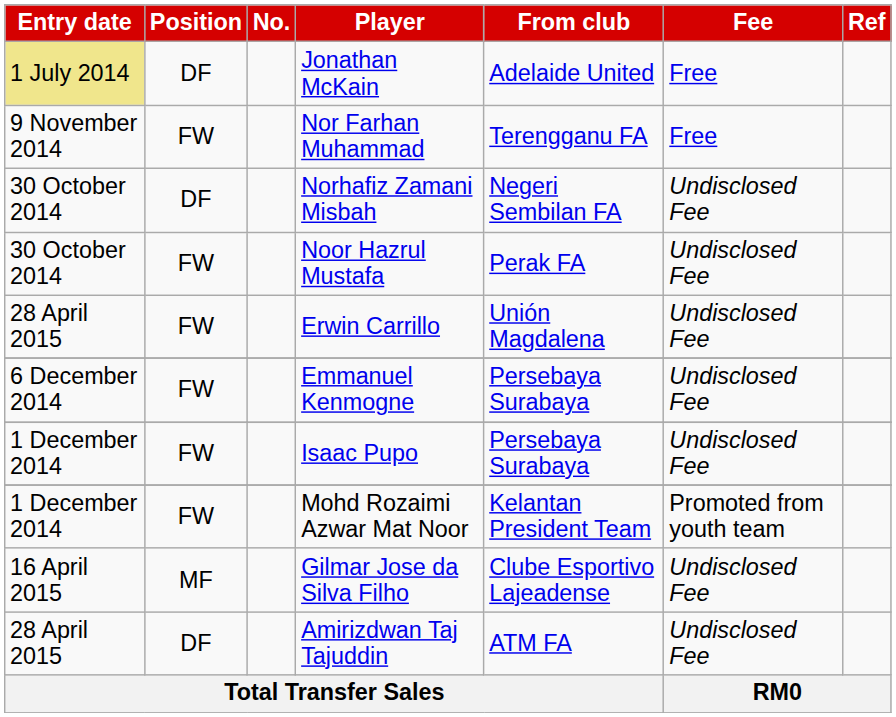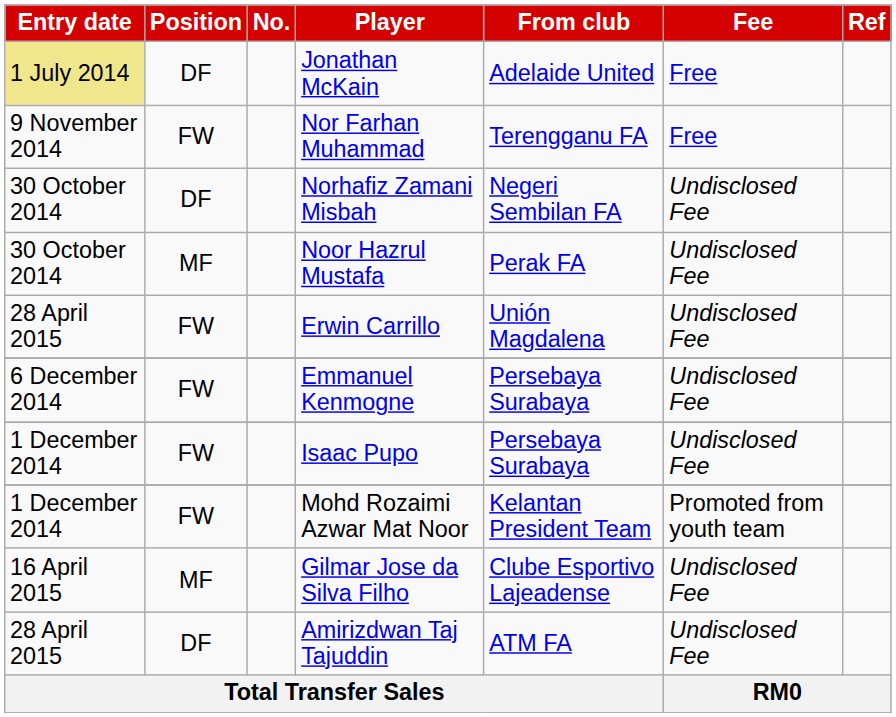(196, 263) FW -> (196, 263) MF
